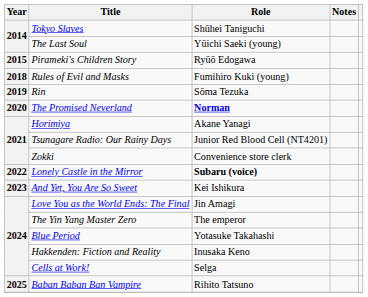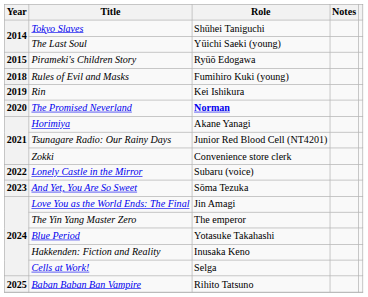(221, 92) Sōma Tezuka -> (219, 92) Kei Ishikura
(226, 172) bold -> (224, 172) normal
(219, 188) Kei Ishikura -> (221, 188) Sōma Tezuka
